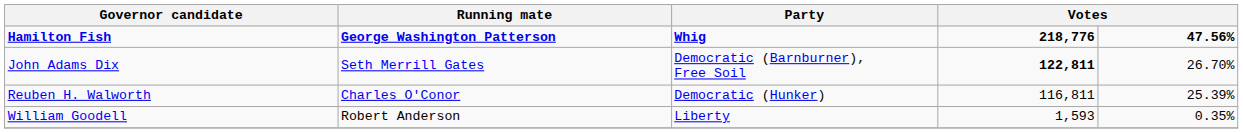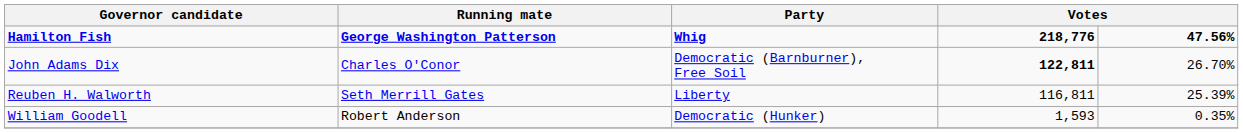(413, 66) Seth Merrill Gates -> (401, 66) Charles O'Conor
(401, 95) Charles O'Conor -> (413, 95) Seth Merrill Gates
(750, 95) Democratic (Hunker) -> (702, 95) Liberty
(702, 117) Liberty -> (750, 117) Democratic (Hunker)
